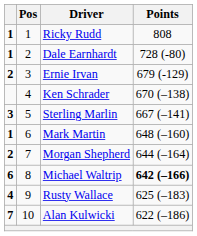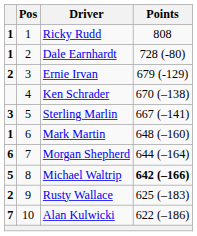(10, 155) 2 -> (10, 155) 6
(10, 175) 6 -> (10, 175) 5
(10, 195) 4 -> (10, 195) 2
